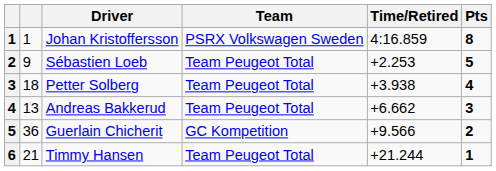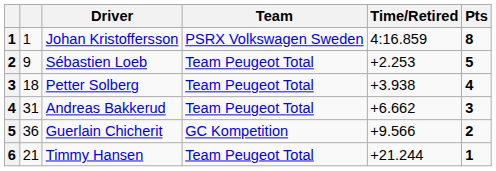(31, 109) 13 -> (31, 109) 31
